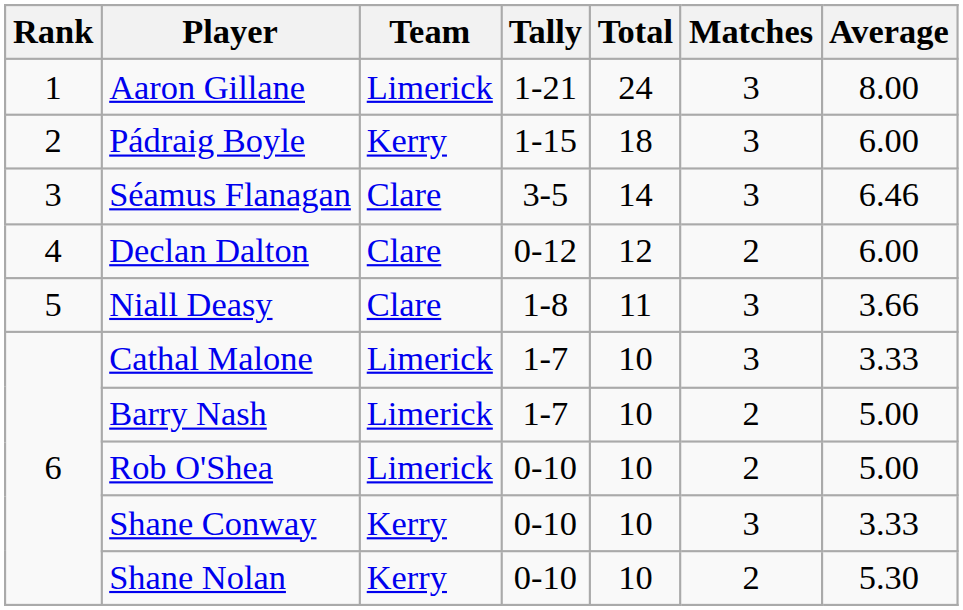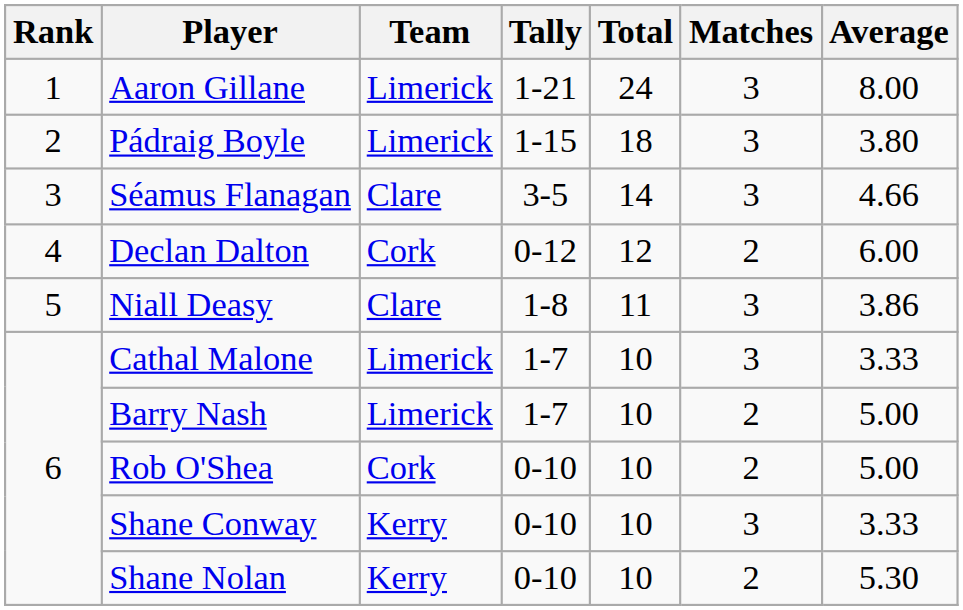(407, 140) Kerry -> (430, 140) Limerick
(889, 140) 6.00 -> (889, 140) 3.80
(889, 195) 6.46 -> (889, 195) 4.66
(404, 250) Clare -> (401, 250) Cork
(889, 304) 3.66 -> (889, 304) 3.86
(430, 468) Limerick -> (401, 468) Cork
